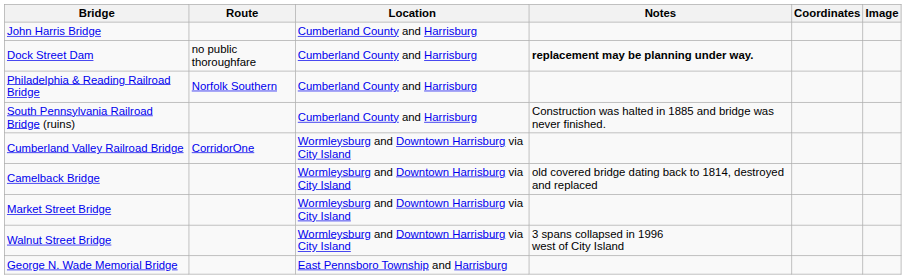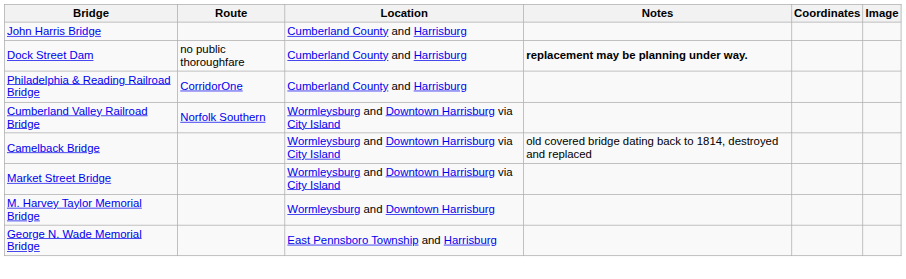(234, 86) Norfolk Southern -> (211, 86) CorridorOne
- row: (80, 117)
(223, 148) CorridorOne -> (223, 117) Norfolk Southern
- row: (59, 240)
+ row: (74, 209)
